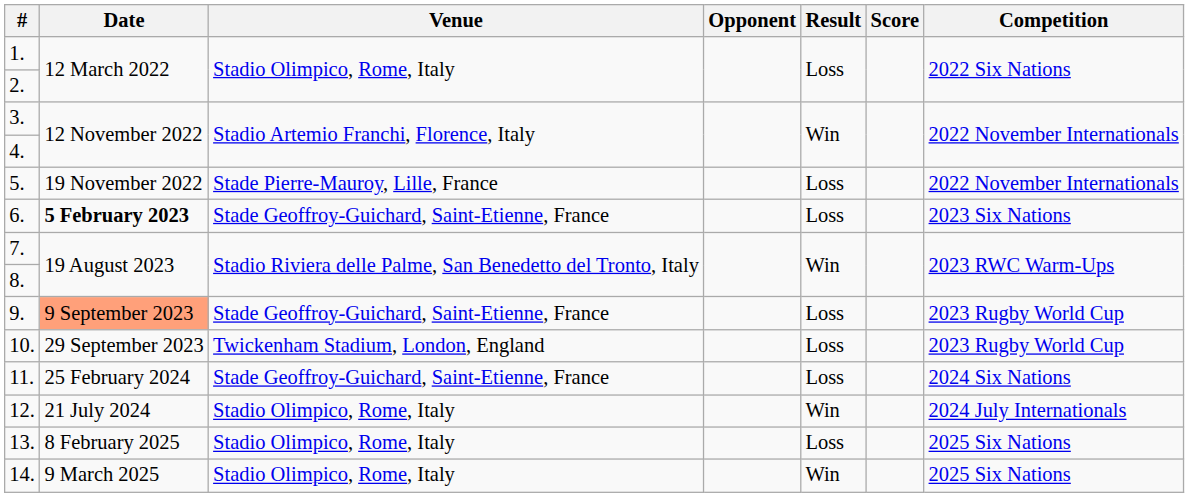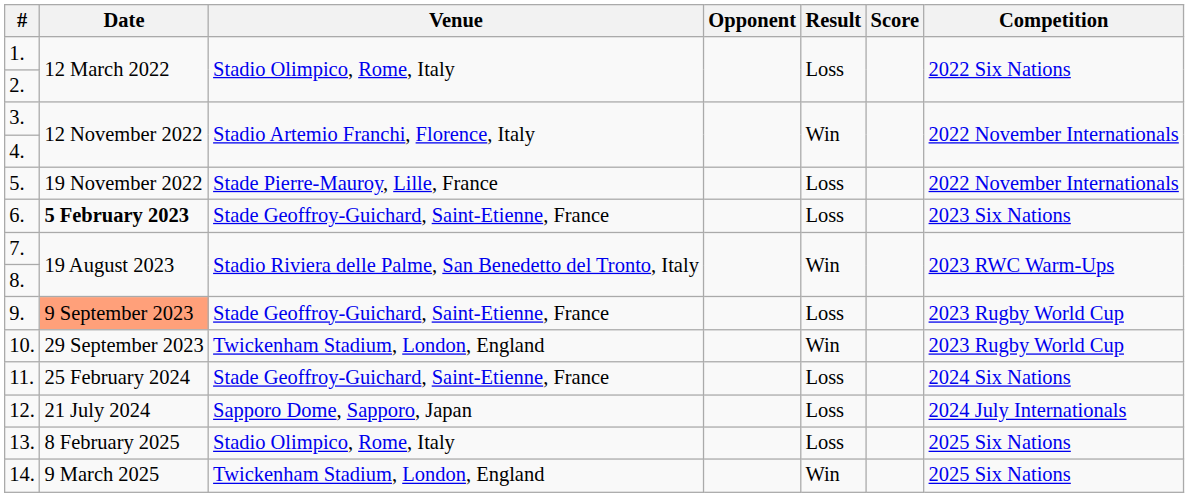(825, 345) Loss -> (823, 345) Win
(334, 410) Stadio Olimpico, Rome, Italy -> (343, 410) Sapporo Dome, Sapporo, Japan
(823, 410) Win -> (825, 410) Loss
(334, 475) Stadio Olimpico, Rome, Italy -> (379, 475) Twickenham Stadium, London, England
